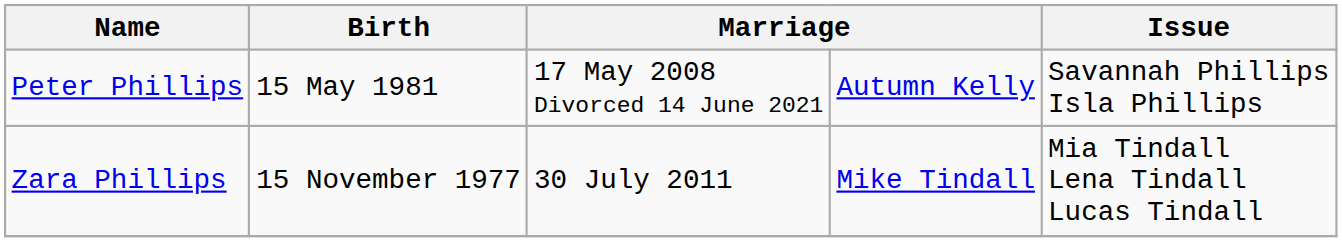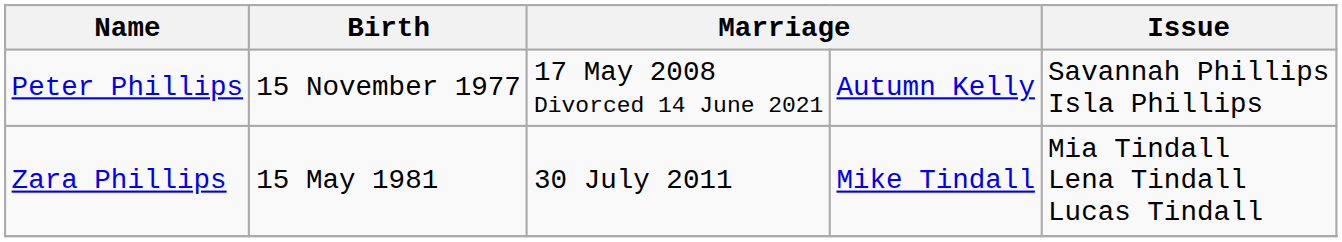(347, 88) 15 May 1981 -> (389, 88) 15 November 1977
(389, 181) 15 November 1977 -> (347, 181) 15 May 1981
